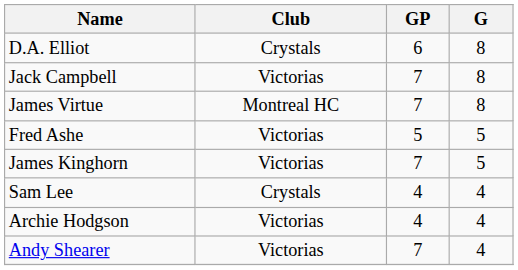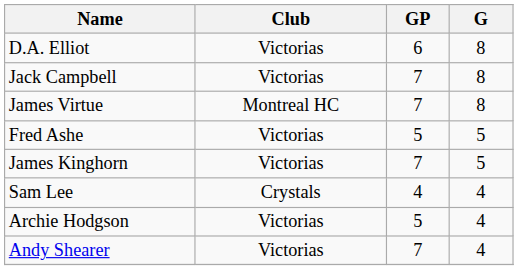(291, 47) Crystals -> (291, 47) Victorias
(418, 221) 4 -> (418, 221) 5
